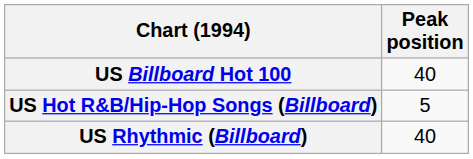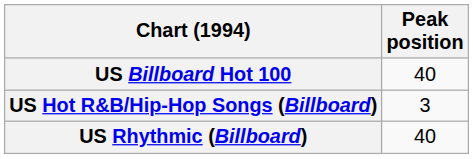(425, 105) 5 -> (425, 105) 3
